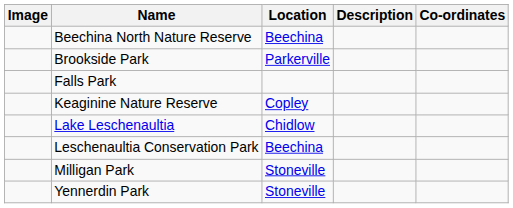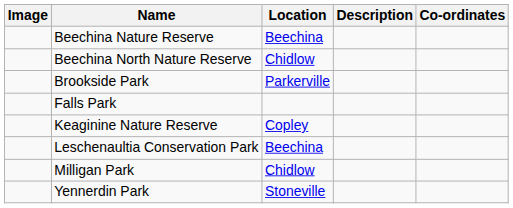+ row: (134, 37)
(294, 37) Beechina -> (290, 59) Chidlow
- row: (114, 125)
(295, 170) Stoneville -> (290, 170) Chidlow
